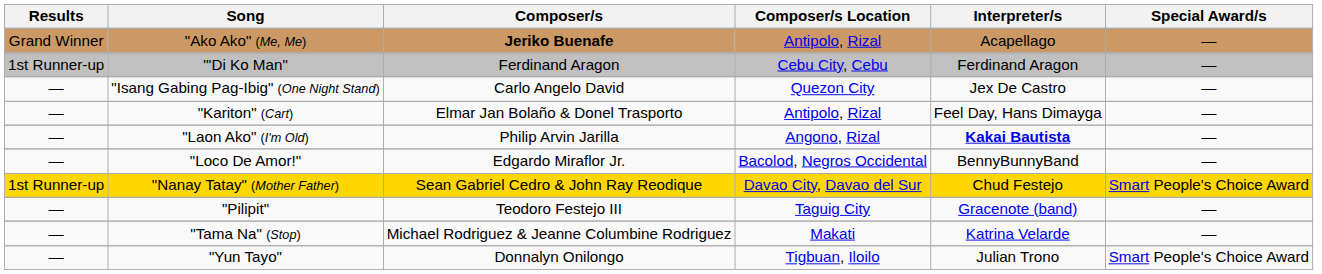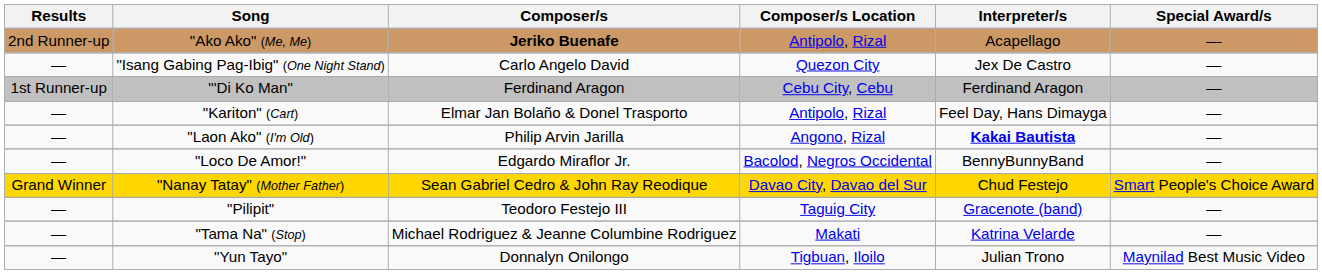(56, 40) Grand Winner -> (59, 40) 2nd Runner-up
rows swapped: (245, 64) <-> (245, 88)
(56, 185) 1st Runner-up -> (59, 185) Grand Winner
(1209, 257) Smart People's Choice Award -> (1214, 257) Maynilad Best Music Video
